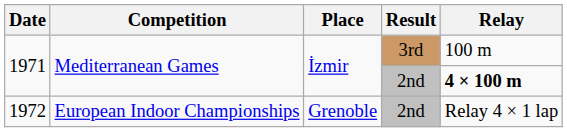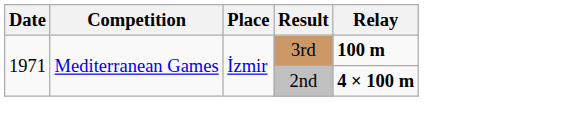(468, 50) normal -> (361, 50) bold
- row: (27, 111)
